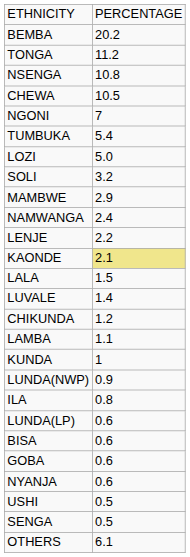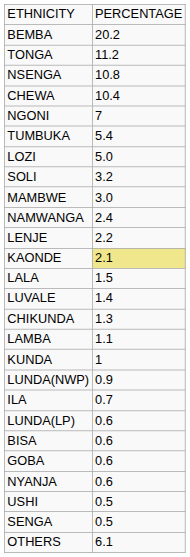(107, 95) 10.5 -> (107, 95) 10.4
(104, 197) 2.9 -> (104, 197) 3.0
(104, 319) 1.2 -> (104, 319) 1.3
(104, 400) 0.8 -> (104, 400) 0.7
